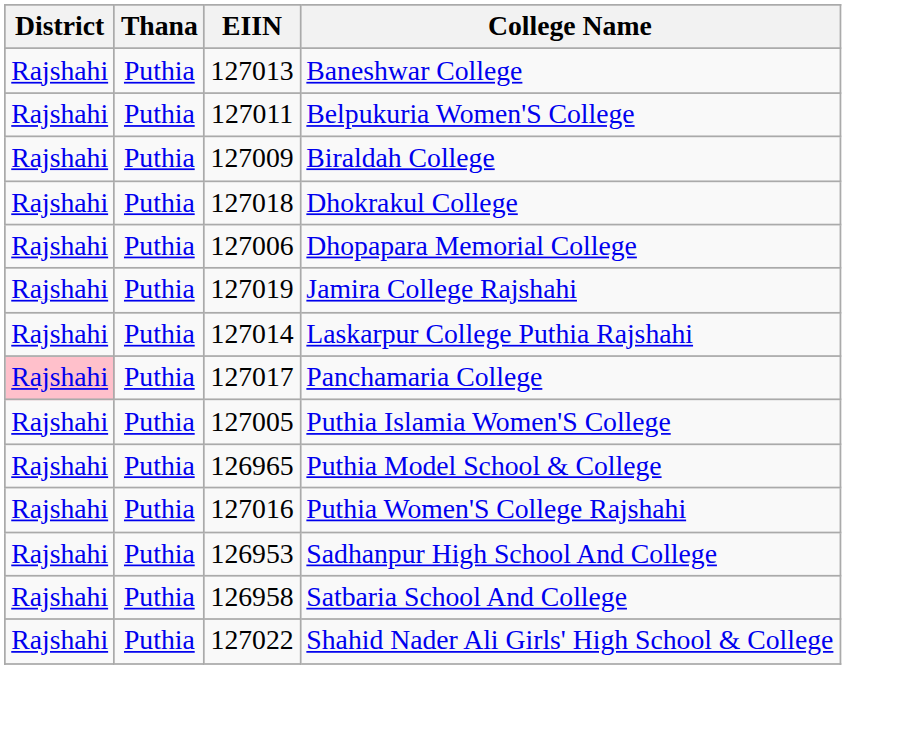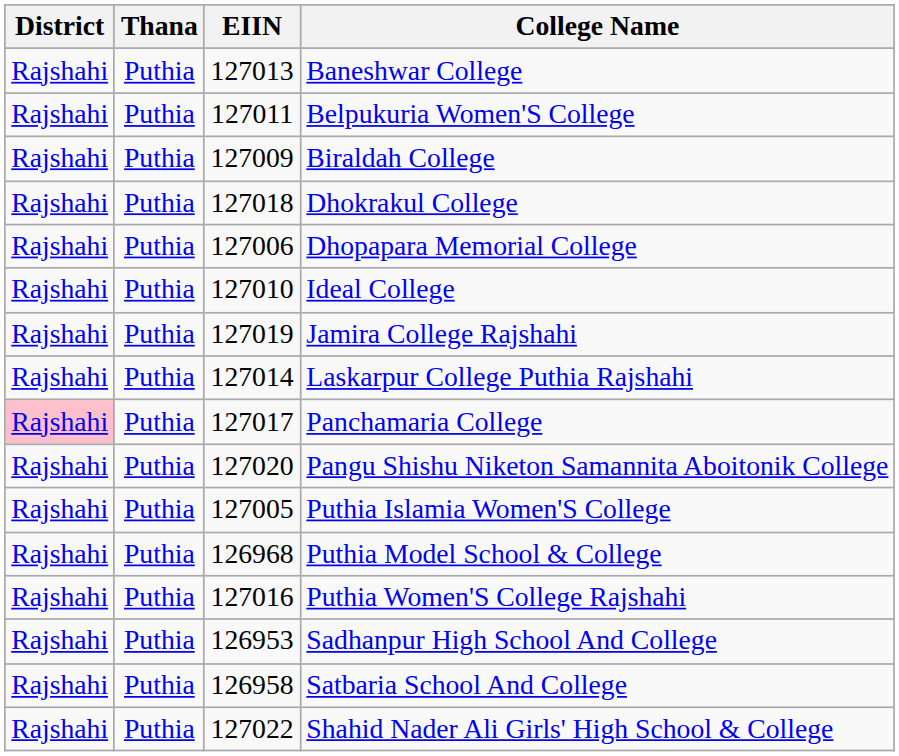+ row: (381, 289)
+ row: (597, 465)
(252, 465) 126965 -> (252, 553) 126968
